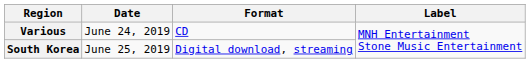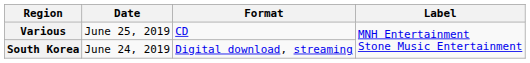(127, 31) June 24, 2019 -> (127, 31) June 25, 2019
(127, 49) June 25, 2019 -> (127, 49) June 24, 2019
